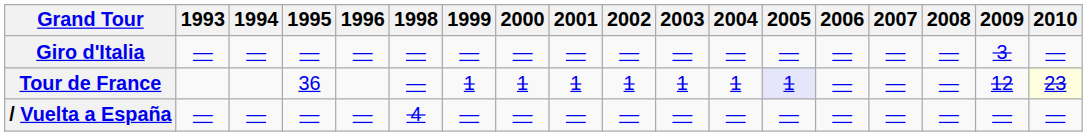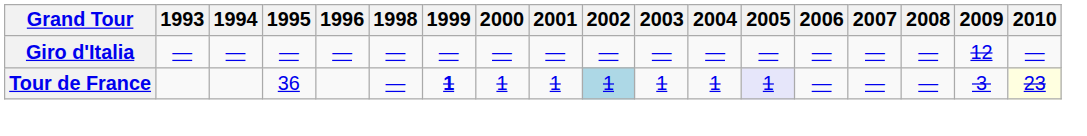(1002, 51) 3 -> (981, 51) 12
(469, 83) normal -> (449, 83) bold
(629, 83) no background -> (608, 83) lightblue background
(1002, 83) 12 -> (981, 83) 3
- row: (90, 114)
